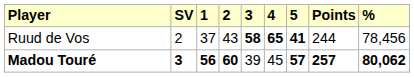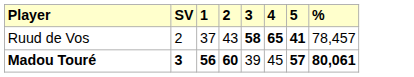- column: (334, 15)
(384, 38) 78,456 -> (334, 38) 78,457
(384, 60) 80,062 -> (334, 60) 80,061
